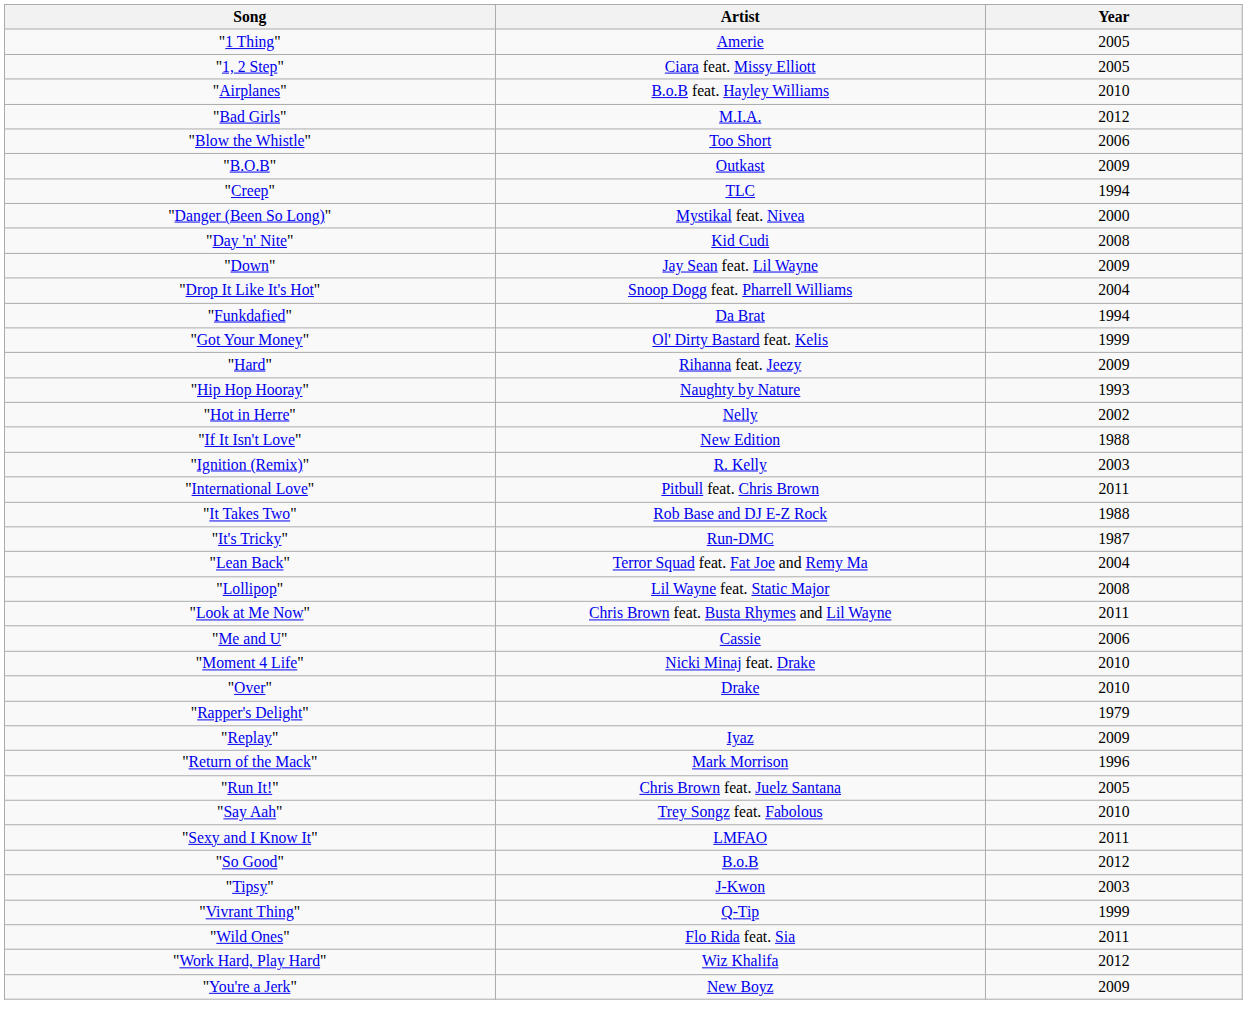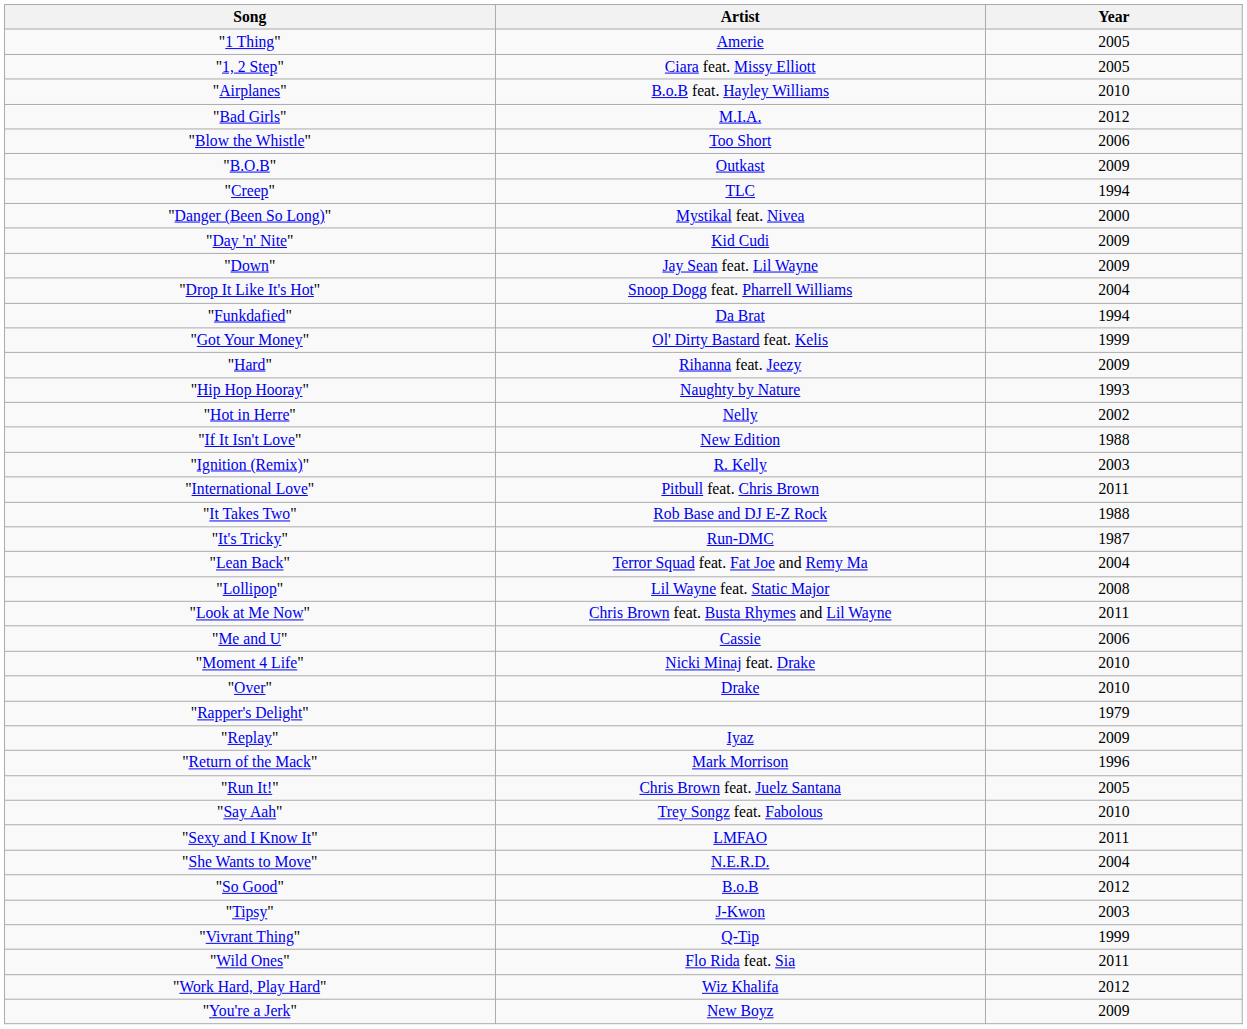(1114, 240) 2008 -> (1114, 240) 2009
+ row: (250, 862)
